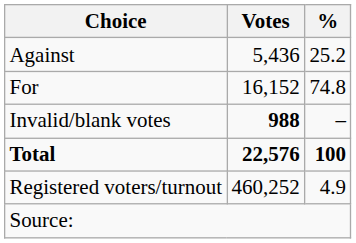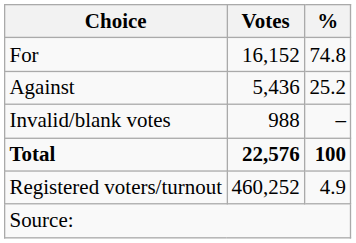rows swapped: (24, 87) <-> (42, 54)
(284, 120) bold -> (284, 120) normal
